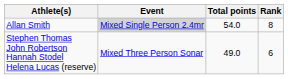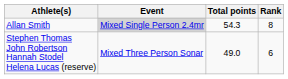(232, 25) 54.0 -> (232, 25) 54.3
